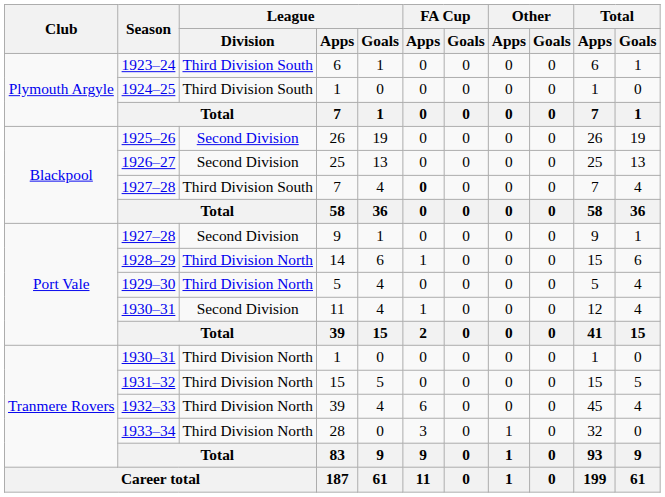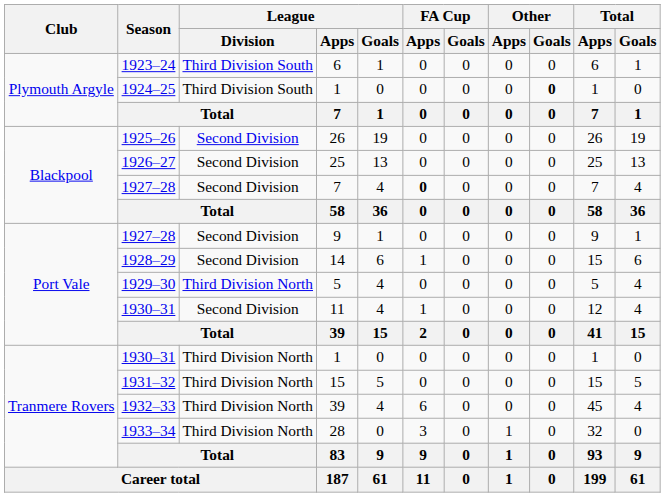(552, 89) normal -> (552, 89) bold
(248, 187) Third Division South -> (248, 187) Second Division
(248, 260) Third Division North -> (248, 260) Second Division
